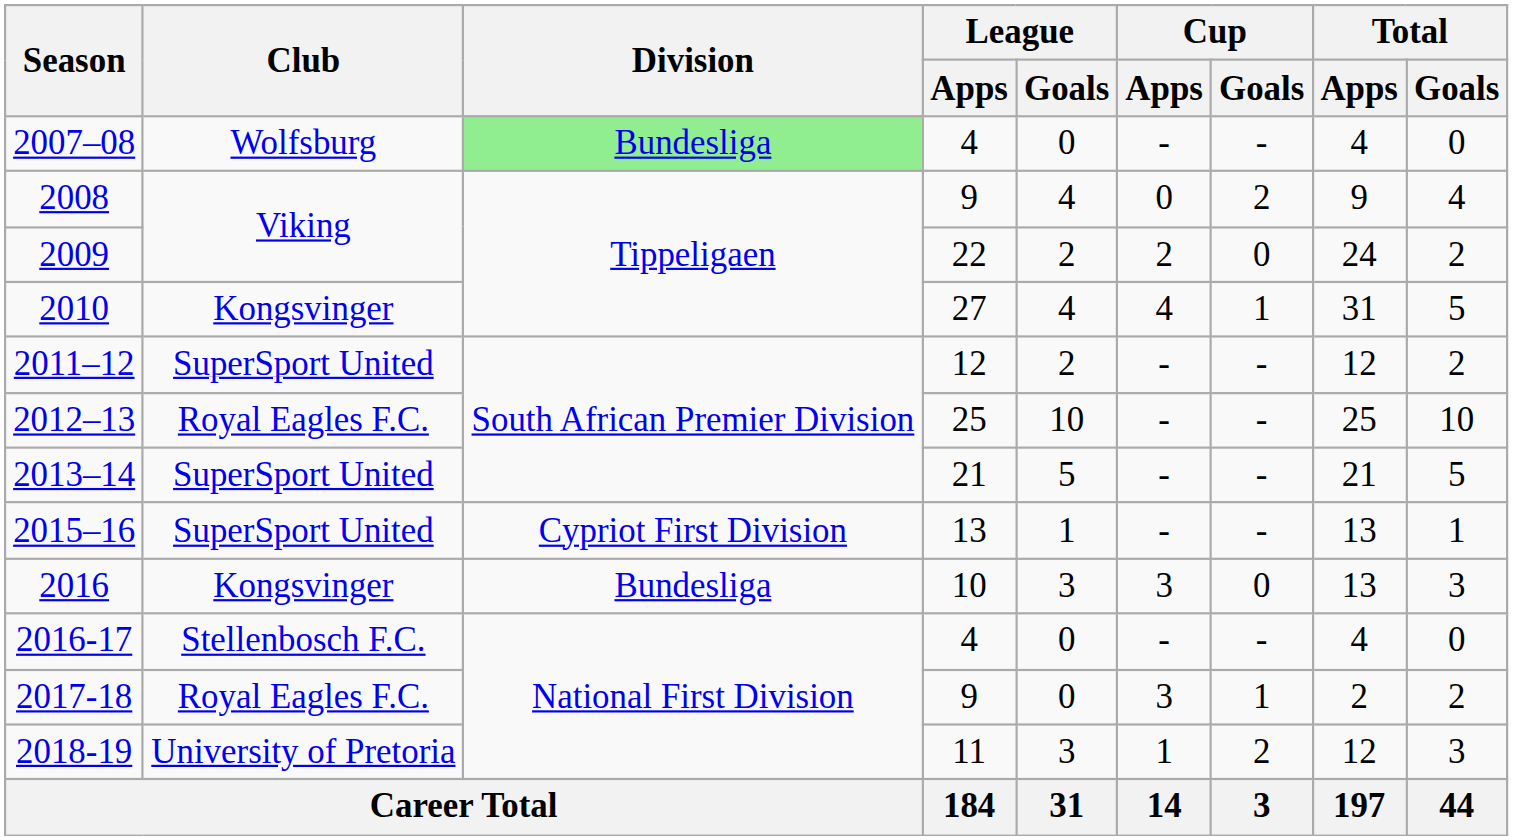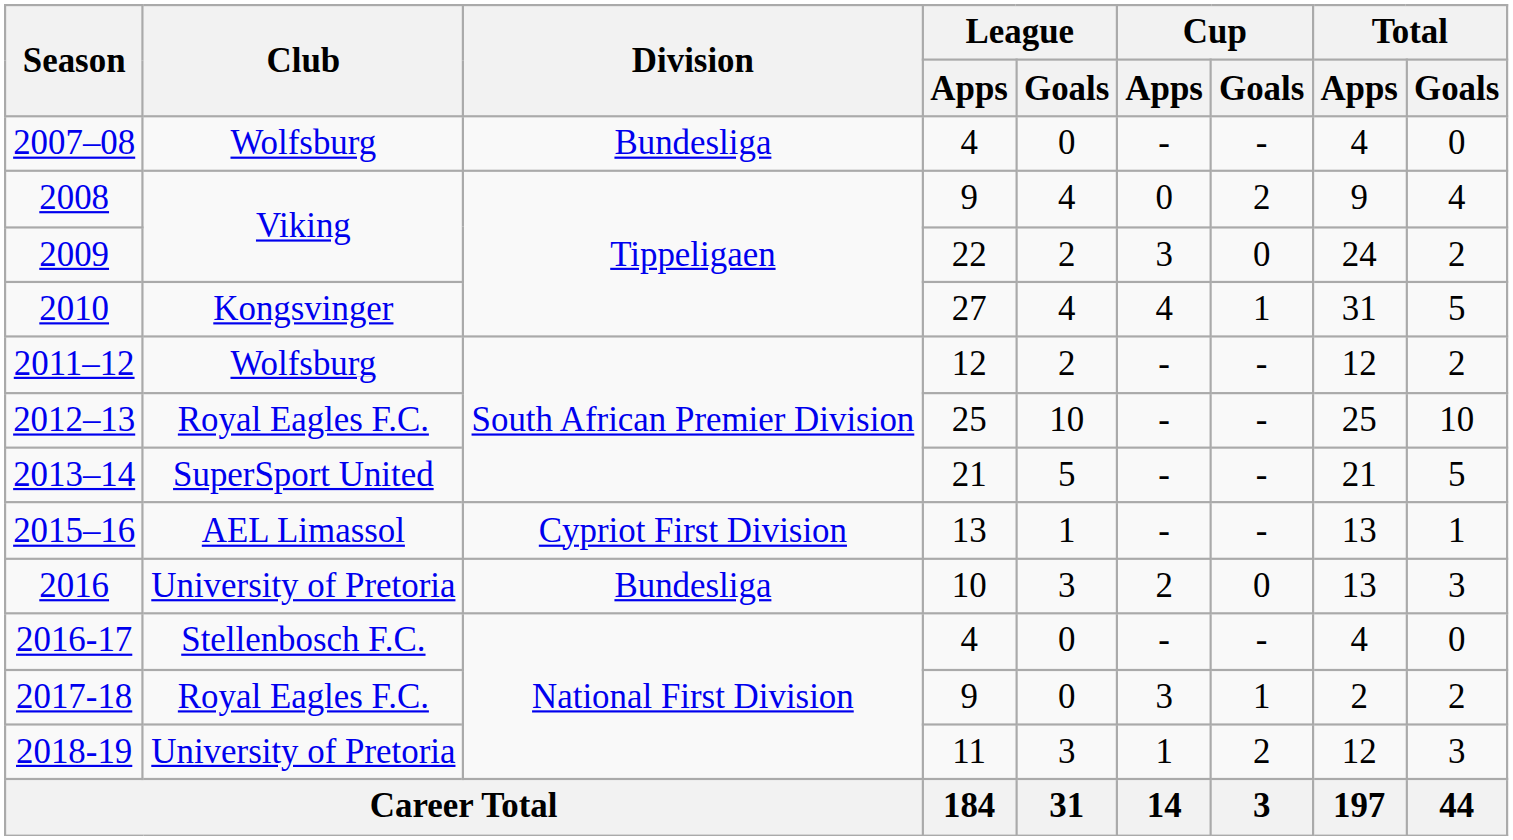(693, 142) lightgreen background -> (693, 142) no background
(1164, 253) 2 -> (1164, 253) 3
(303, 364) SuperSport United -> (303, 364) Wolfsburg
(303, 530) SuperSport United -> (303, 530) AEL Limassol
(303, 585) Kongsvinger -> (303, 585) University of Pretoria
(1164, 585) 3 -> (1164, 585) 2
